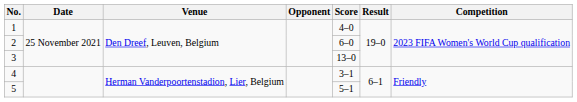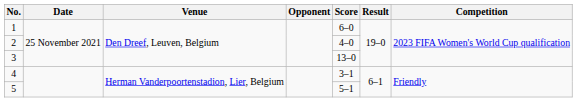(346, 27) 4–0 -> (346, 27) 6–0
(346, 43) 6–0 -> (346, 43) 4–0
